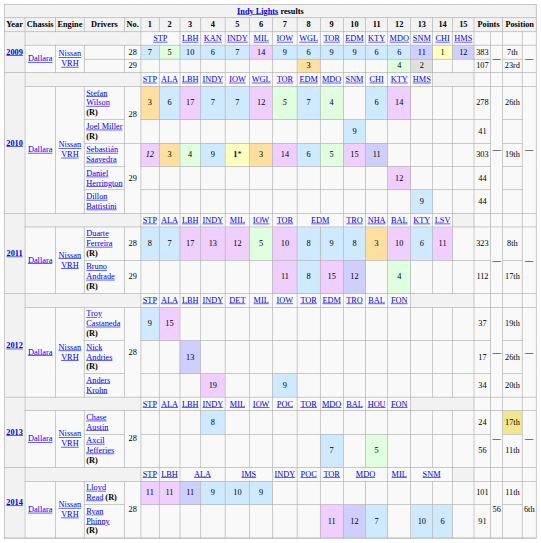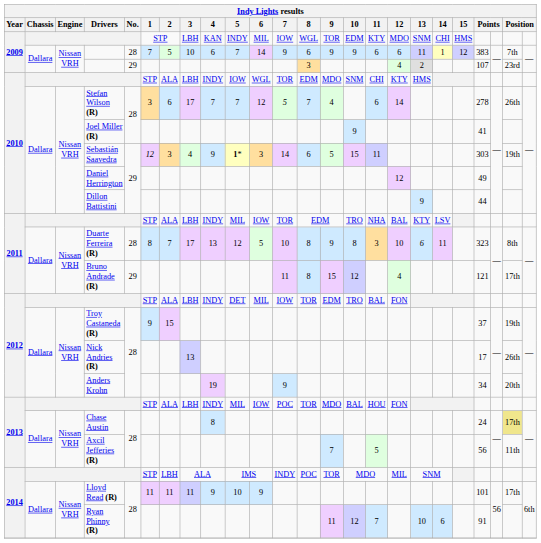(482, 178) 44 -> (482, 178) 49
(482, 276) 112 -> (482, 276) 121
(512, 492) 11th -> (512, 492) 17th
